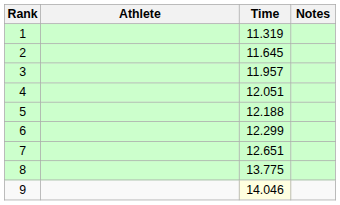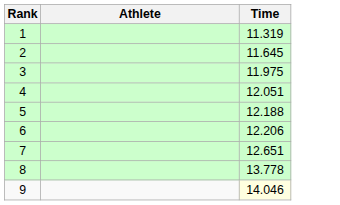- column: (313, 14)
(265, 72) 11.957 -> (265, 72) 11.975
(265, 131) 12.299 -> (265, 131) 12.206
(265, 170) 13.775 -> (265, 170) 13.778
